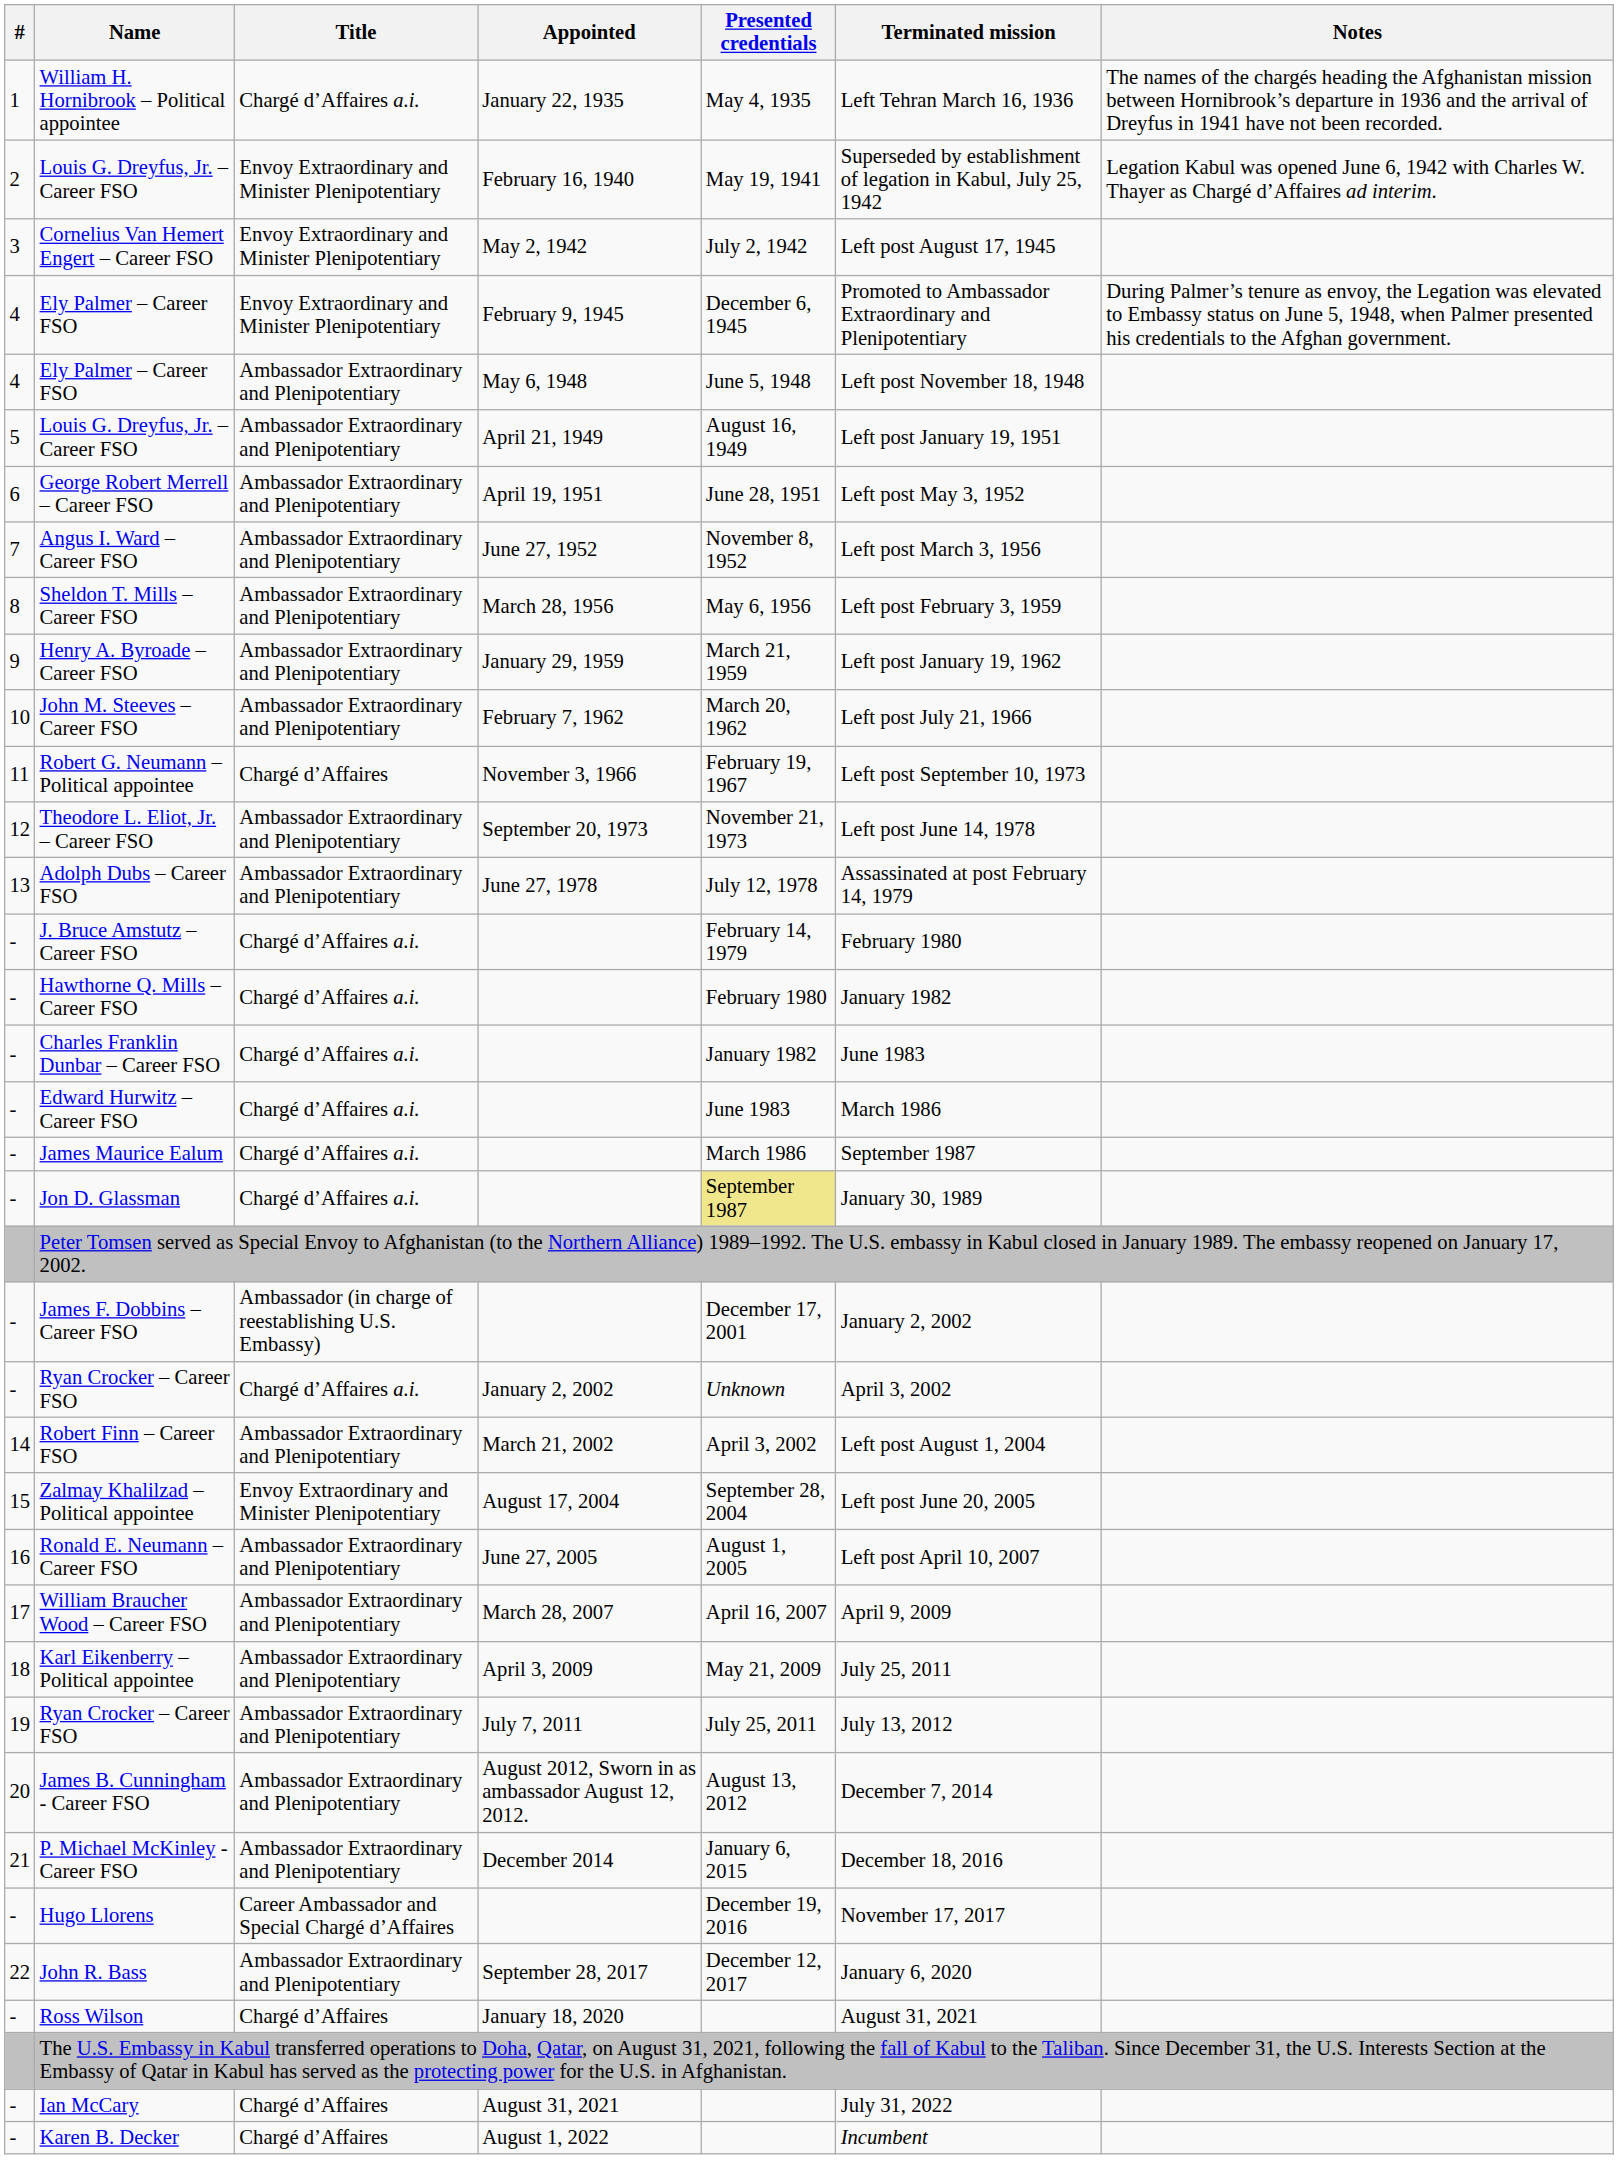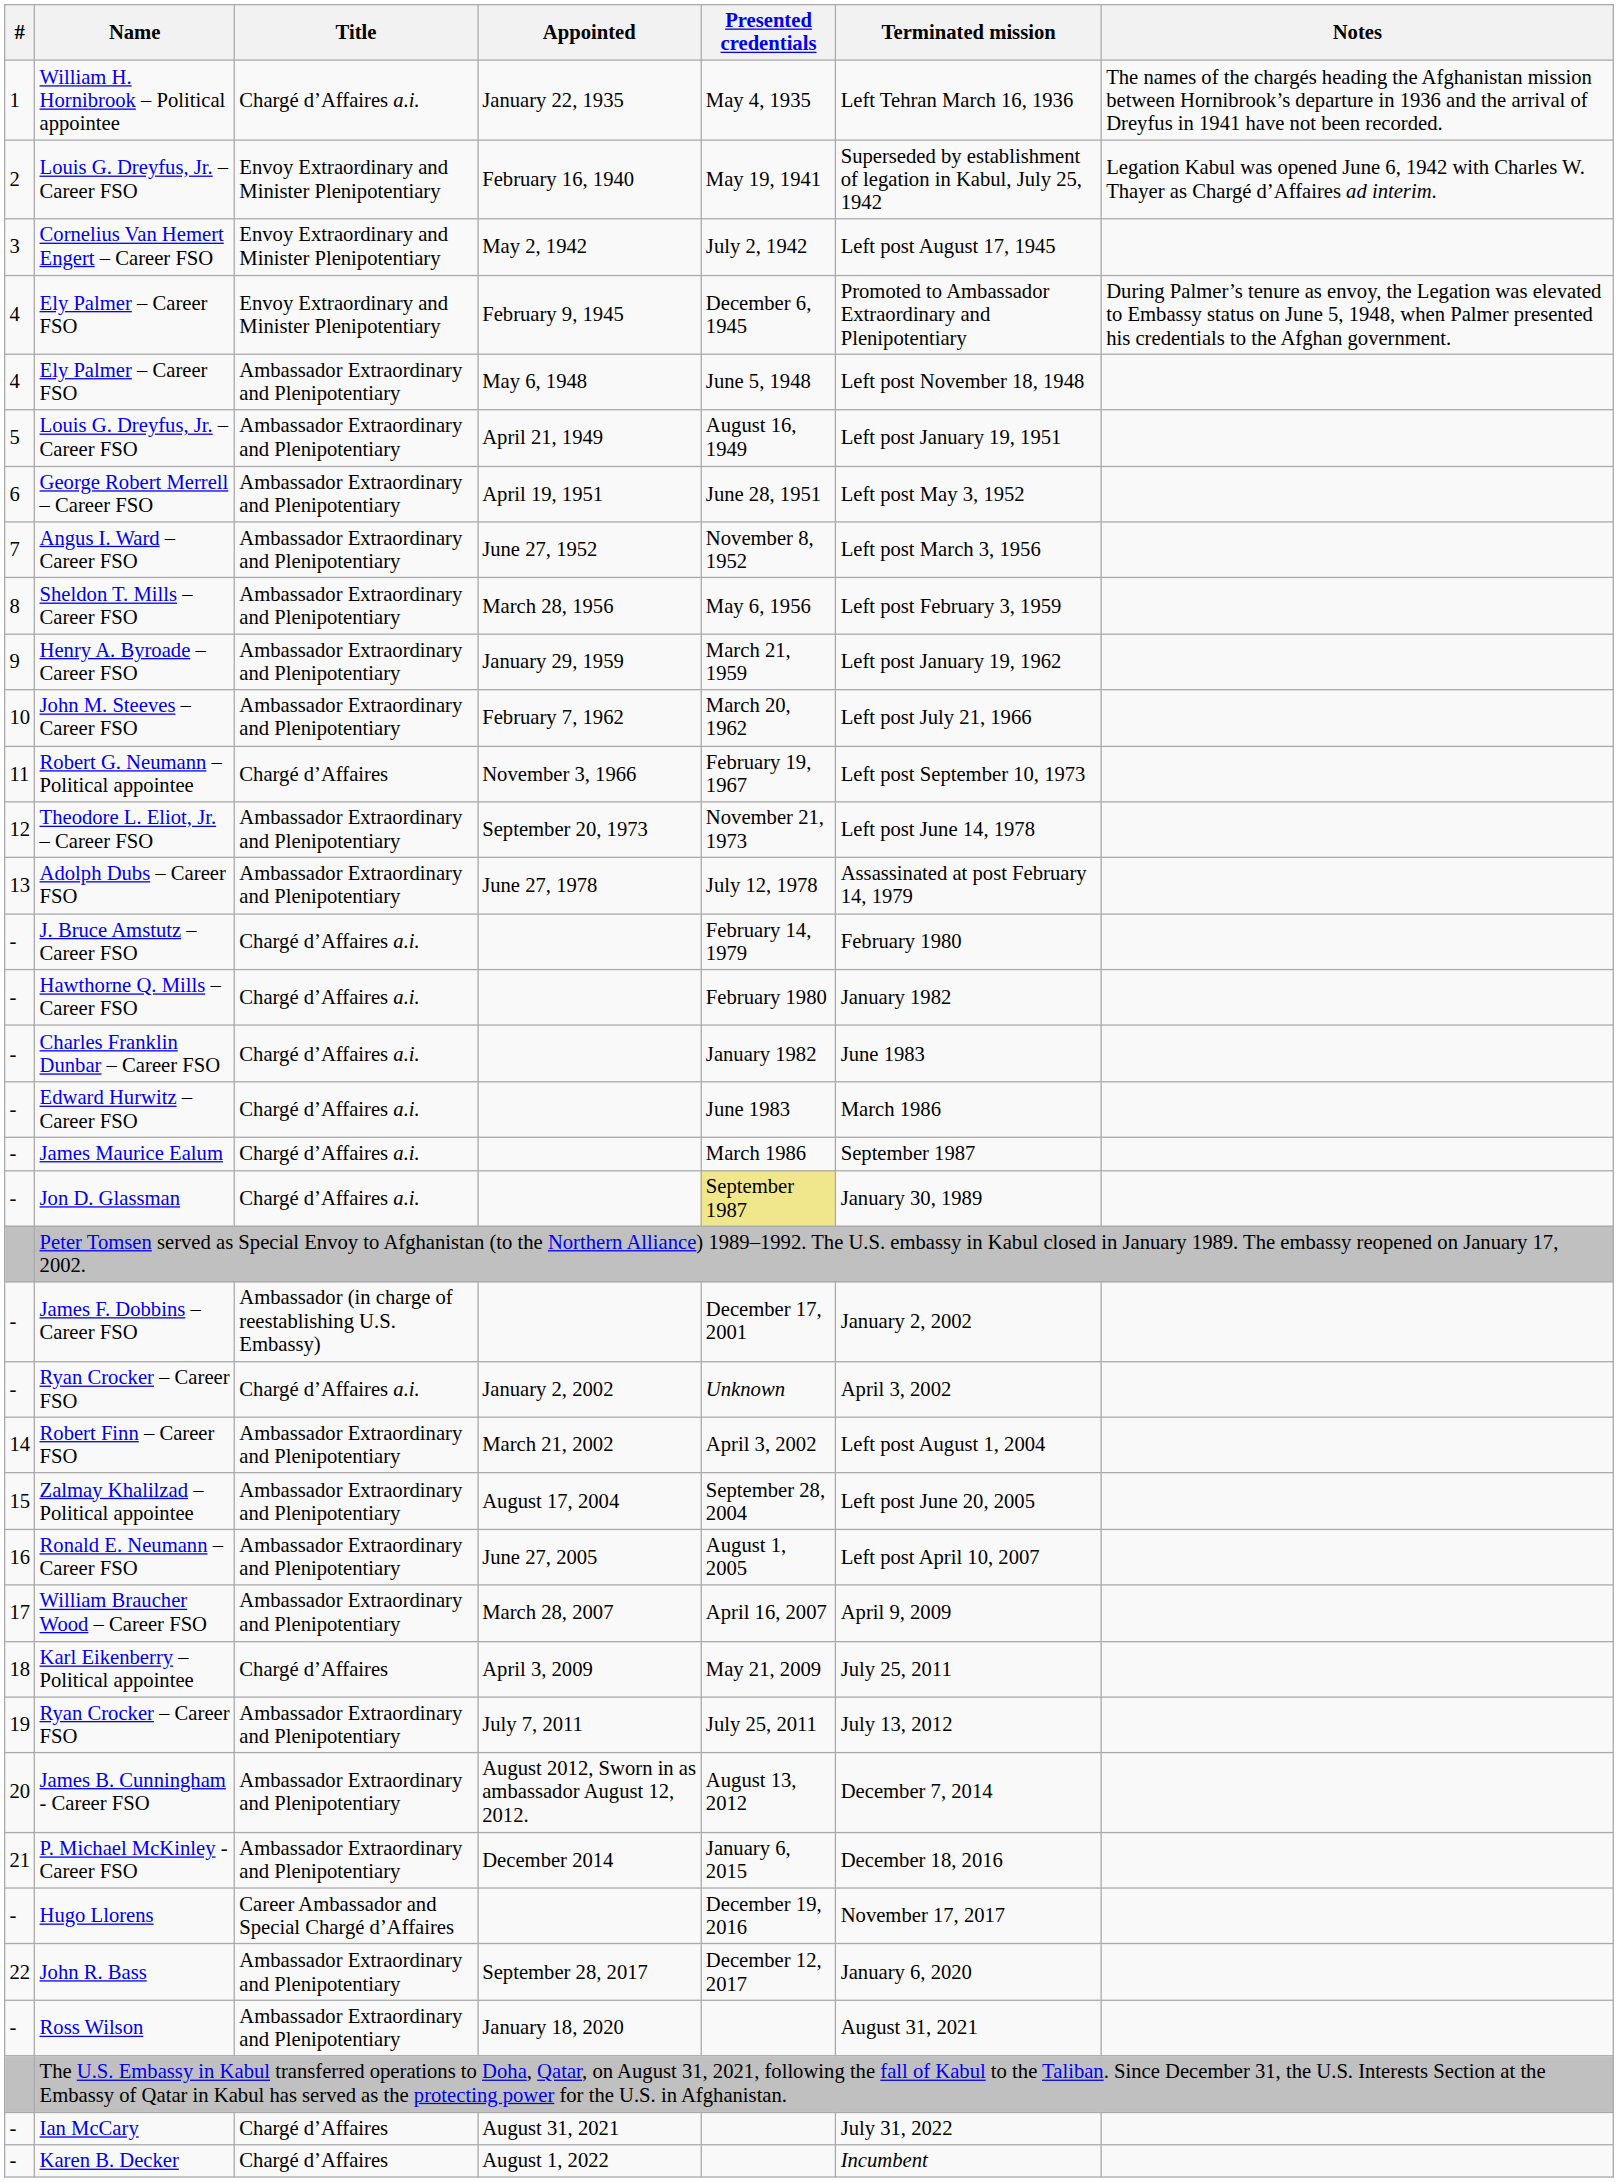(344, 1500) Envoy Extraordinary and Minister Plenipotentiary -> (351, 1500) Ambassador Extraordinary and Plenipotentiary
(351, 1668) Ambassador Extraordinary and Plenipotentiary -> (314, 1668) Chargé d’Affaires
(314, 2016) Chargé d’Affaires -> (351, 2027) Ambassador Extraordinary and Plenipotentiary
